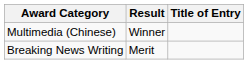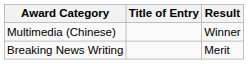columns swapped: (206, 13) <-> (147, 13)
